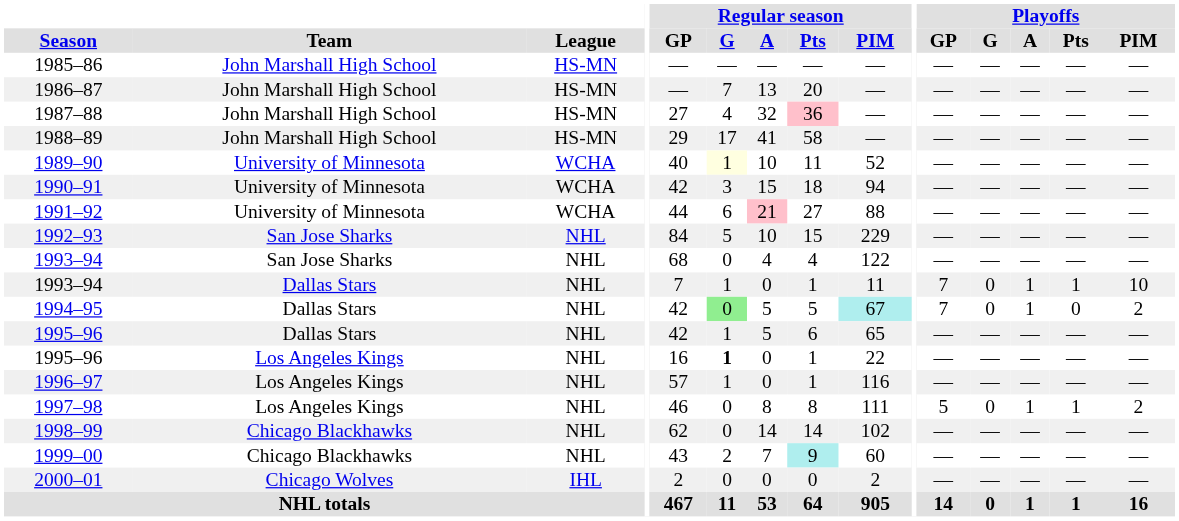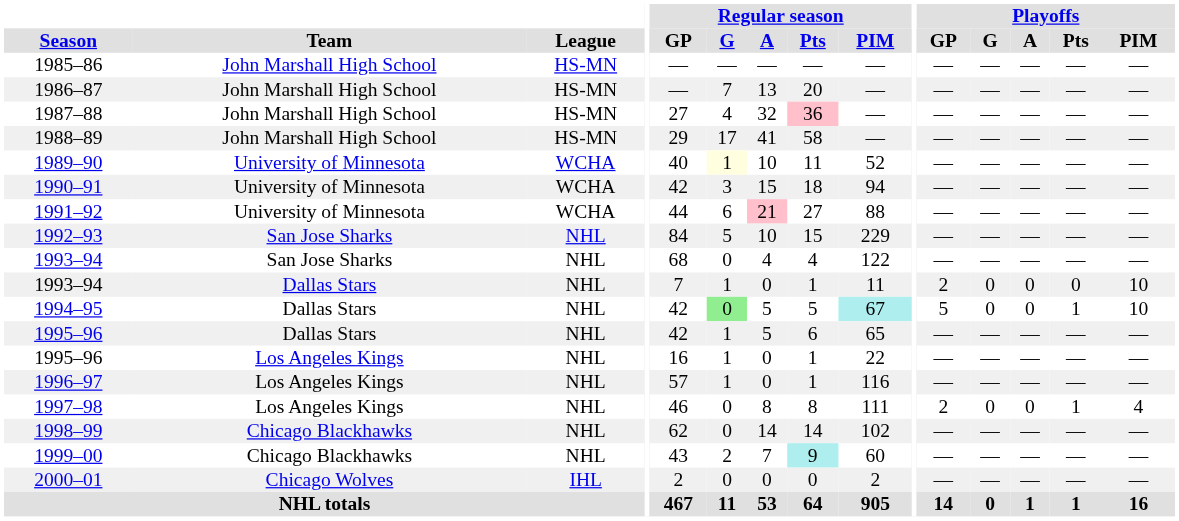(943, 284) 7 -> (943, 284) 2
(1030, 284) 1 -> (1030, 284) 0
(1076, 284) 1 -> (1076, 284) 0
(943, 308) 7 -> (943, 308) 5
(1030, 308) 1 -> (1030, 308) 0
(1076, 308) 0 -> (1076, 308) 1
(1138, 308) 2 -> (1138, 308) 10
(727, 357) bold -> (727, 357) normal
(943, 406) 5 -> (943, 406) 2
(1030, 406) 1 -> (1030, 406) 0
(1138, 406) 2 -> (1138, 406) 4
